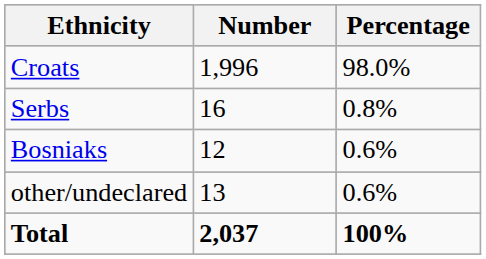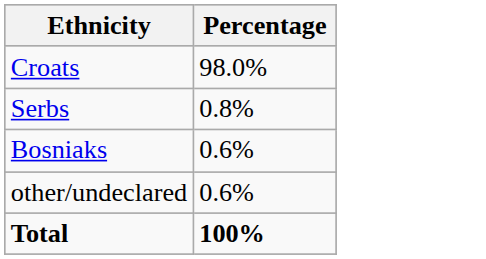- column: (265, 25)
